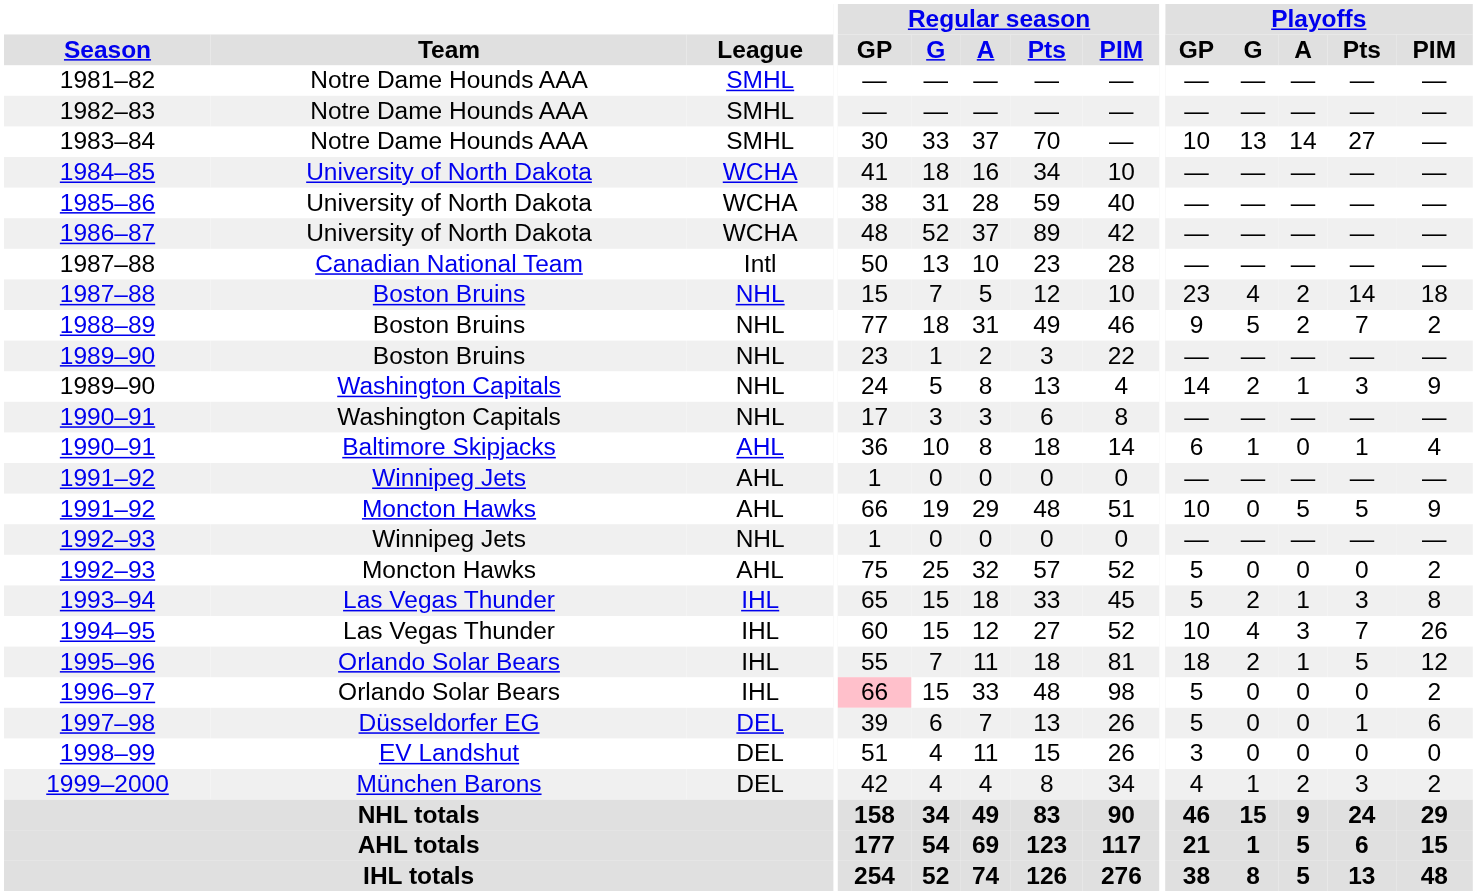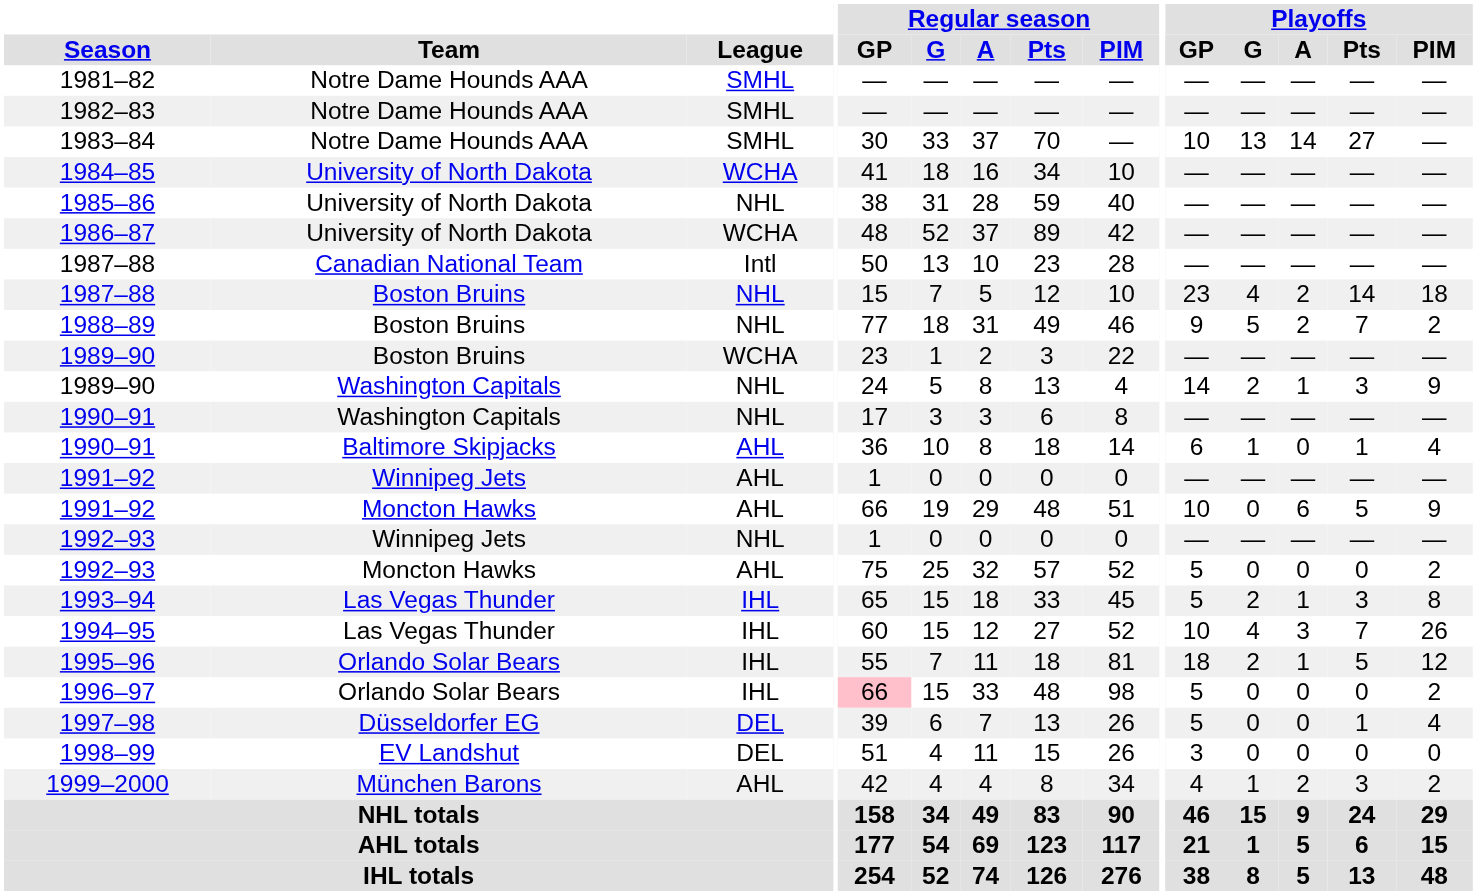(760, 202) WCHA -> (760, 202) NHL
(760, 355) NHL -> (760, 355) WCHA
(1303, 508) 5 -> (1303, 508) 6
(1434, 722) 6 -> (1434, 722) 4
(760, 784) DEL -> (760, 784) AHL
